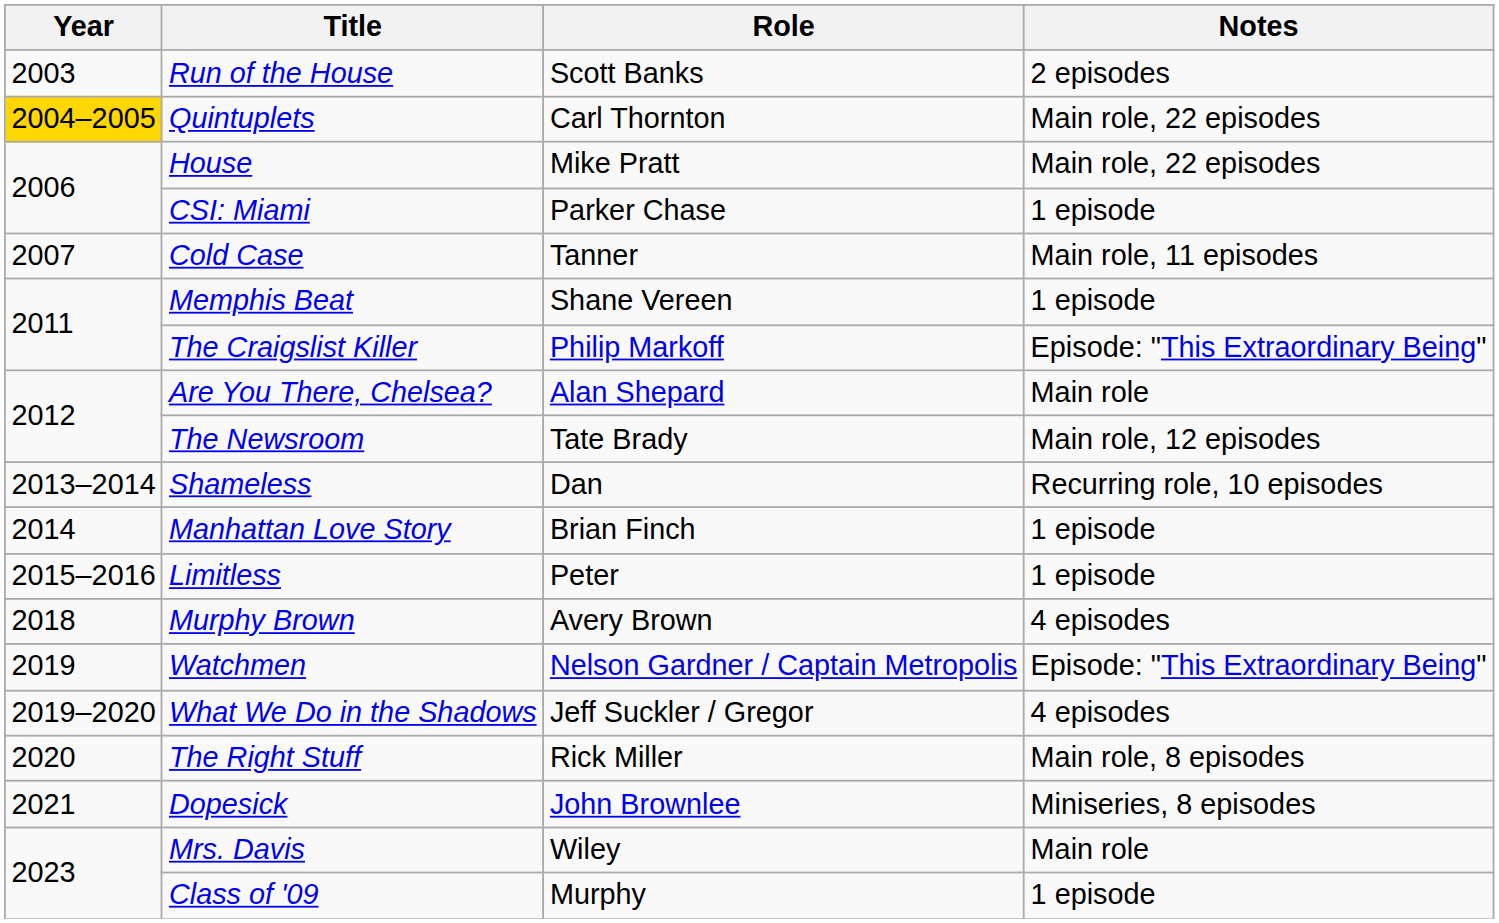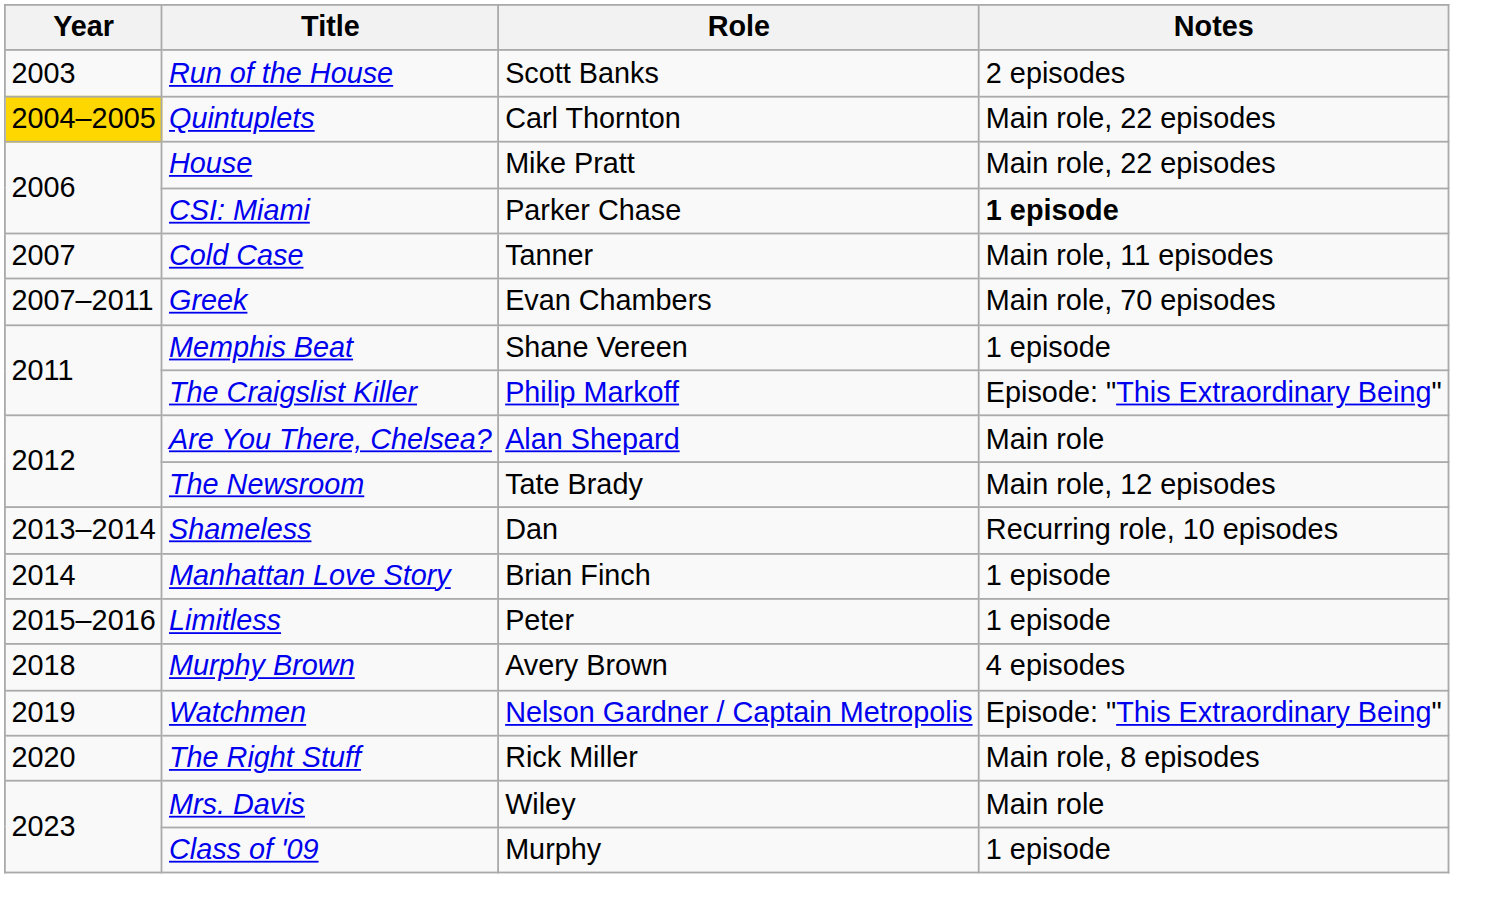(1093, 210) normal -> (1052, 210) bold
+ row: (208, 301)
- row: (353, 712)
- row: (228, 803)
